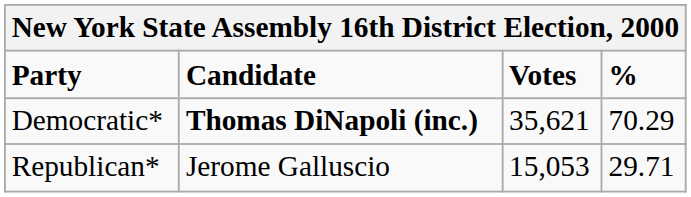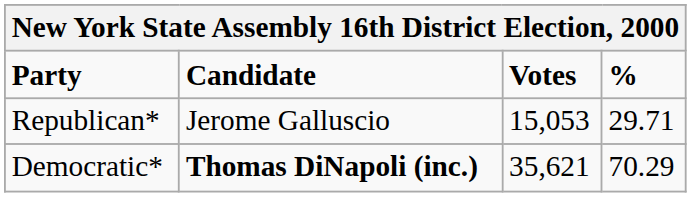rows swapped: (87, 120) <-> (86, 167)
